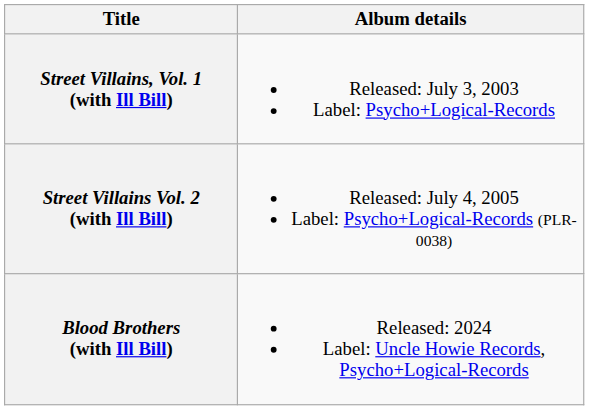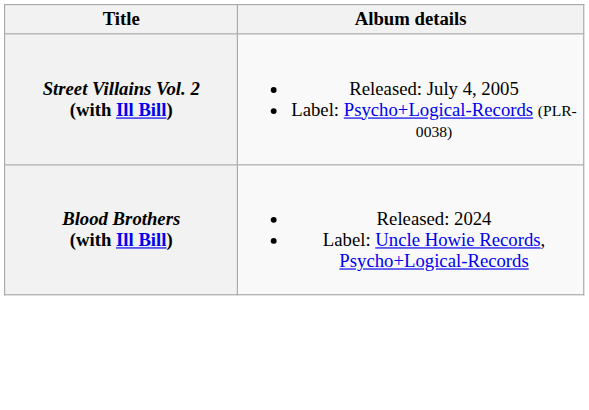- row: (121, 88)
